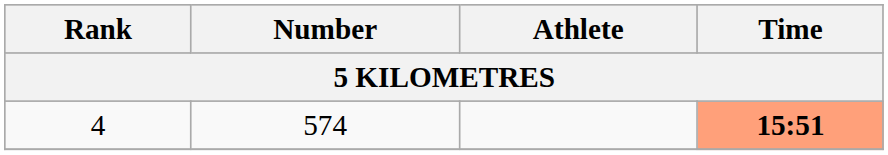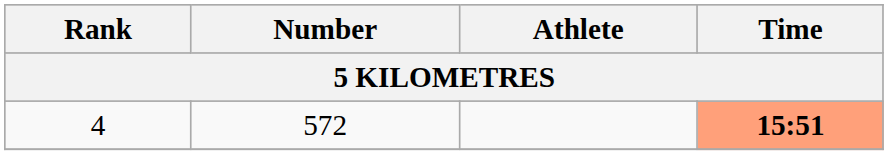(325, 124) 574 -> (325, 124) 572
